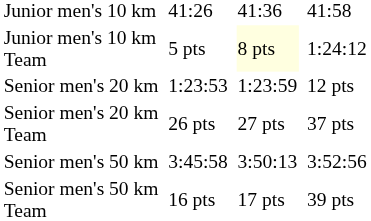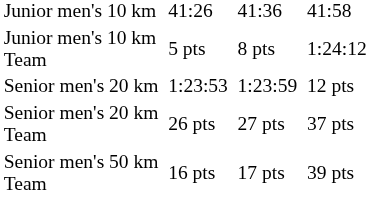(256, 48) lightyellow background -> (256, 48) no background
- row: (81, 161)
